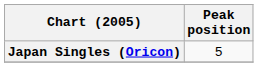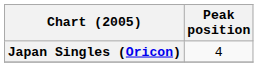(219, 52) 5 -> (219, 52) 4
